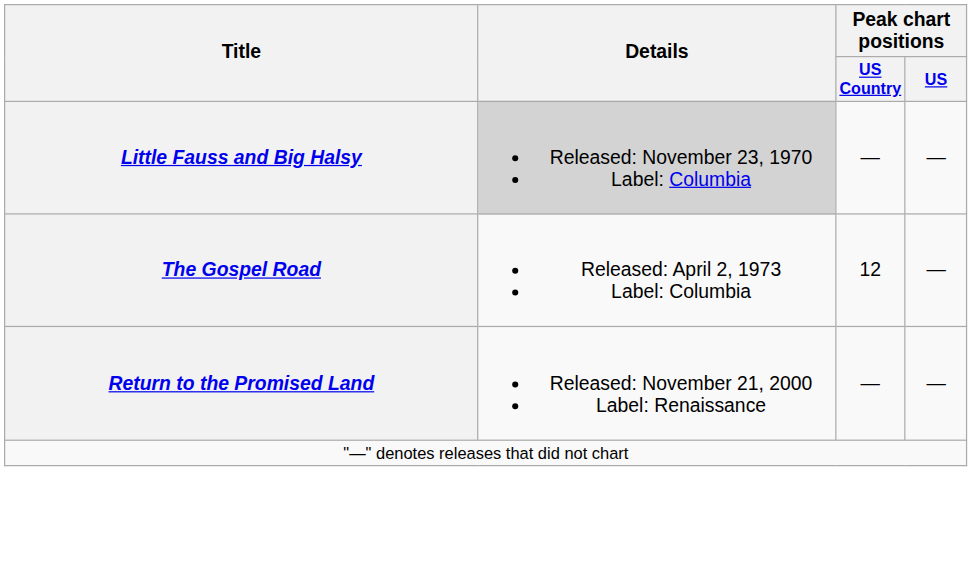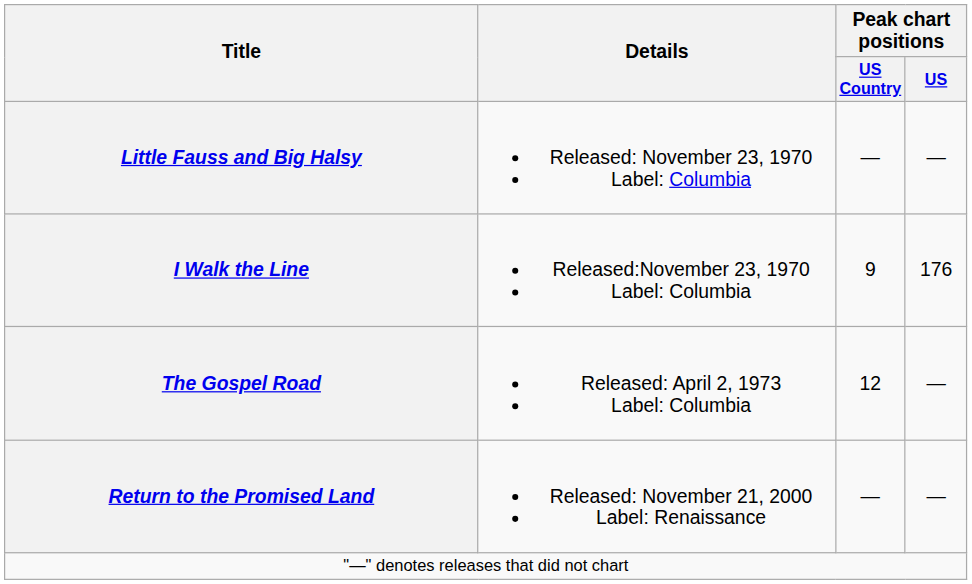(657, 168) lightgrey background -> (657, 168) no background
+ row: (241, 270)
